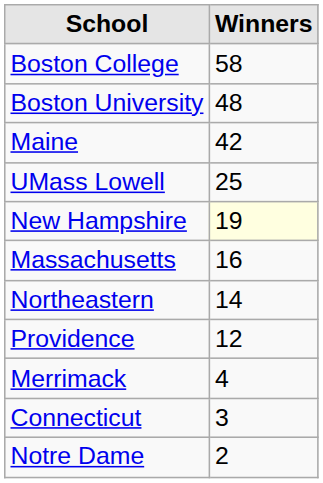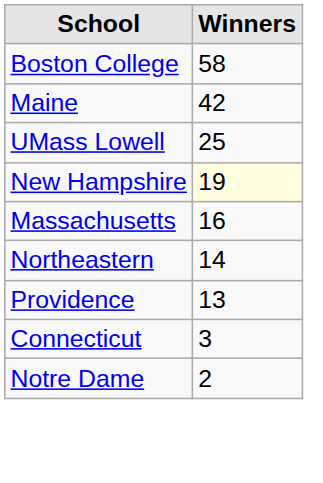- row: (107, 102)
(229, 338) 12 -> (212, 299) 13
- row: (68, 378)
